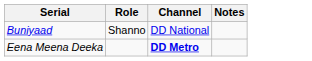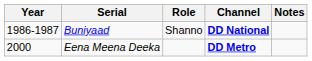+ column: (33, 13)
(180, 30) normal -> (238, 30) bold
